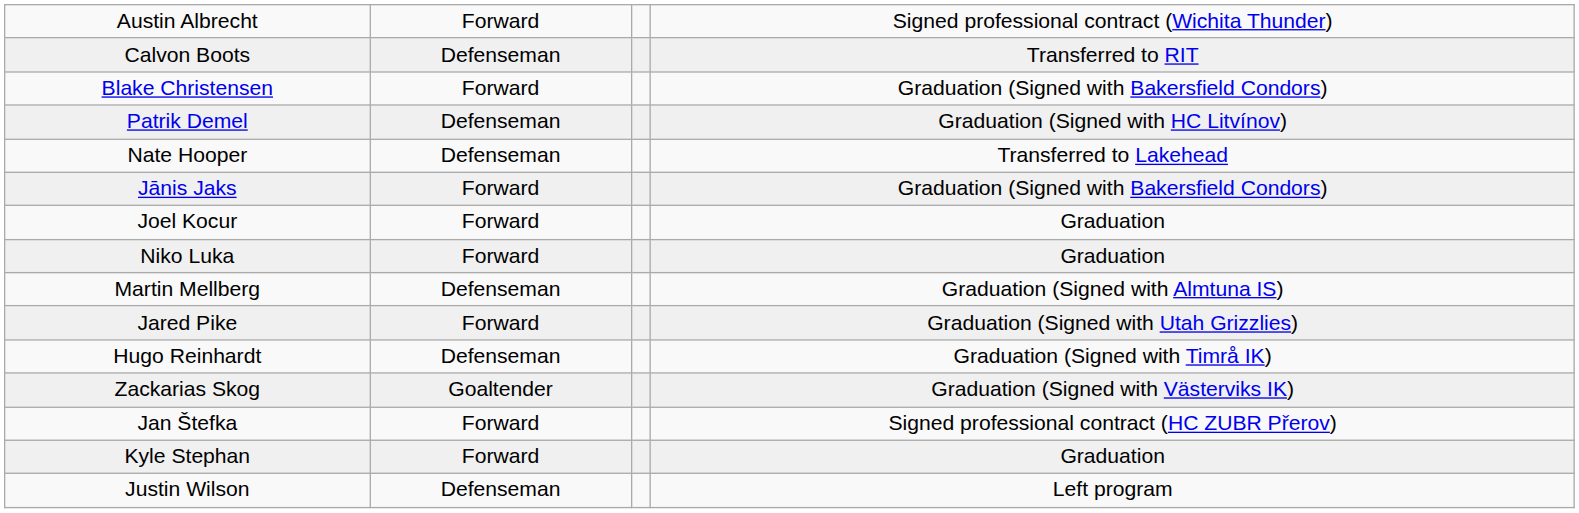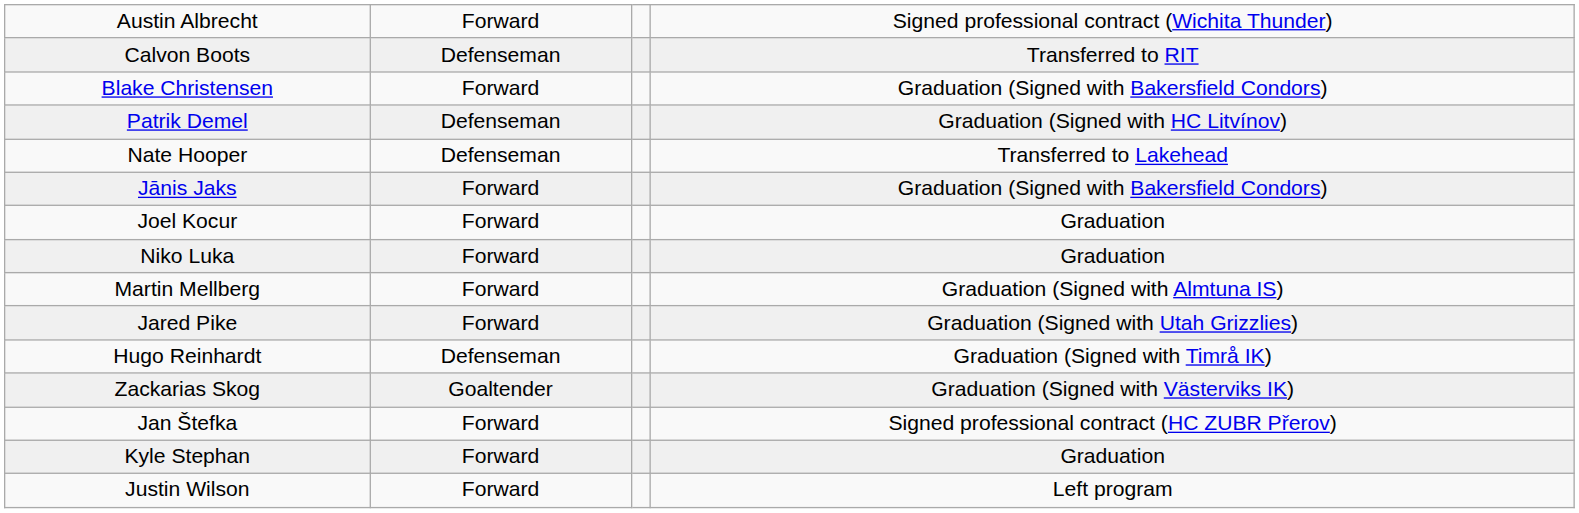(501, 289) Defenseman -> (501, 289) Forward
(501, 490) Defenseman -> (501, 490) Forward
